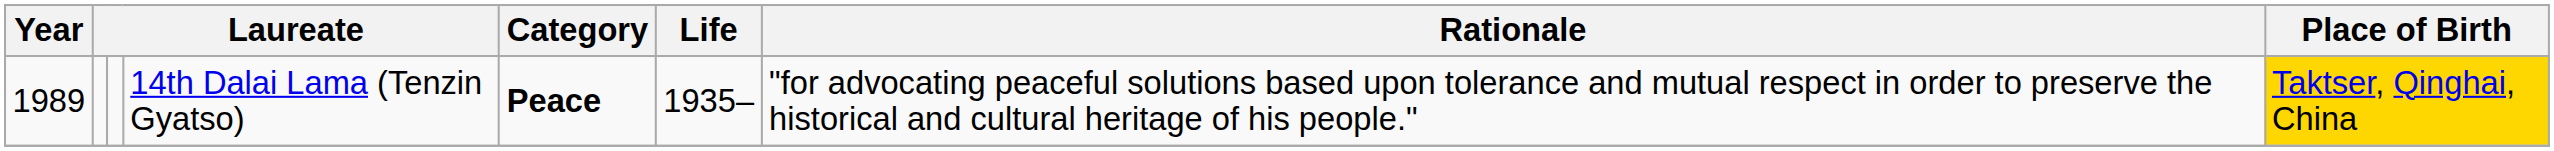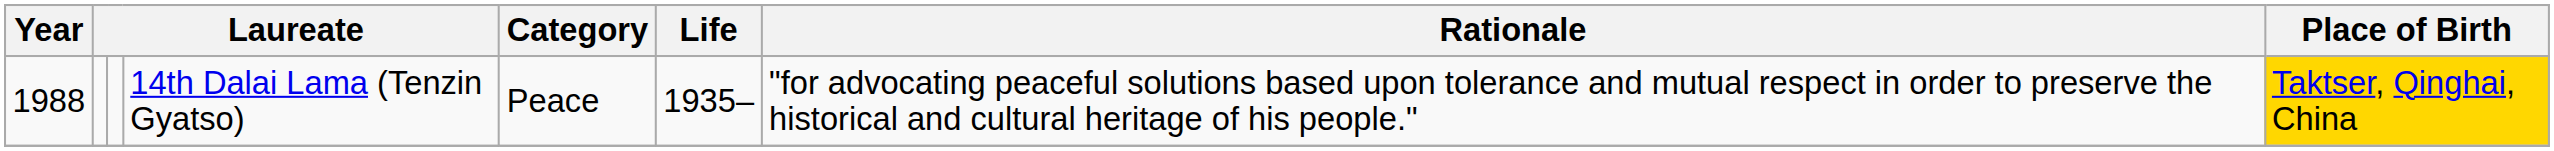(49, 100) 1989 -> (49, 100) 1988
(554, 100) bold -> (553, 100) normal
